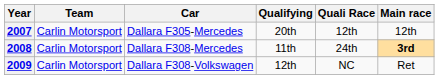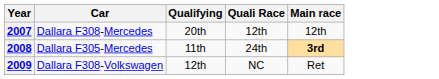- column: (79, 14)
(185, 31) Dallara F305-Mercedes -> (95, 31) Dallara F308-Mercedes
(185, 49) Dallara F308-Mercedes -> (95, 49) Dallara F305-Mercedes
